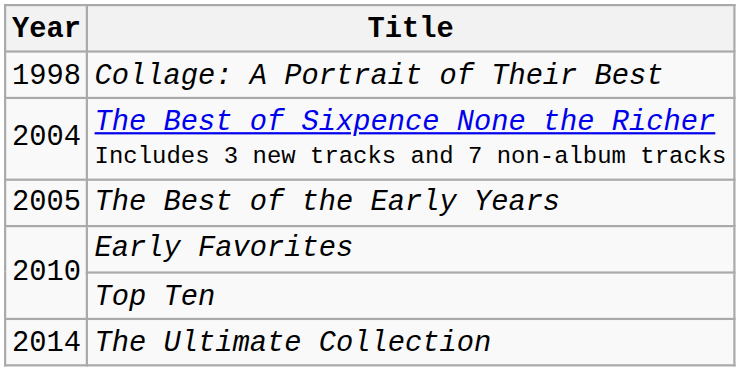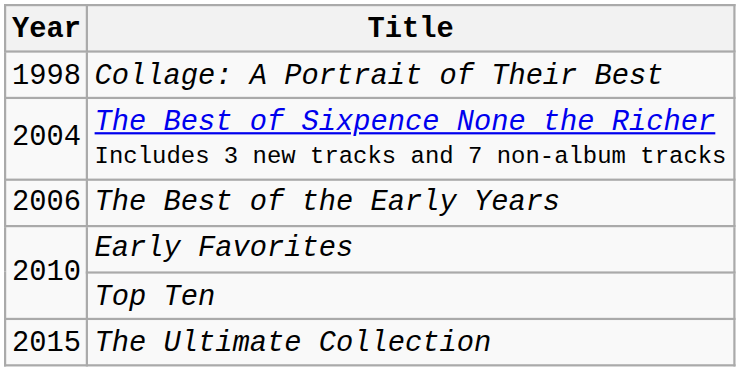(46, 202) 2005 -> (46, 202) 2006
(46, 343) 2014 -> (46, 343) 2015
